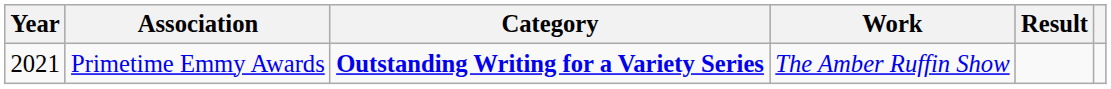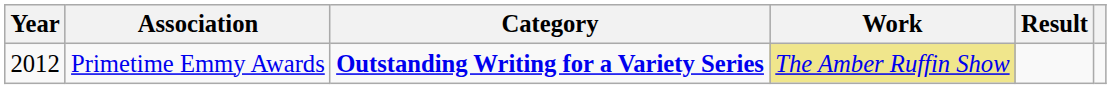(35, 63) 2021 -> (35, 63) 2012
(892, 63) no background -> (892, 63) khaki background
